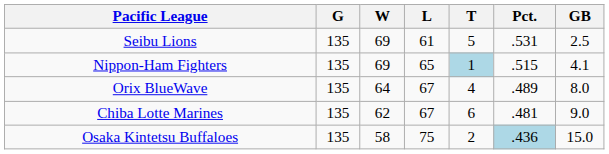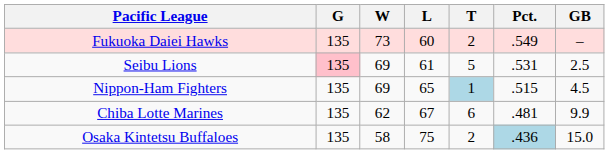+ row: (160, 40)
(338, 40) no background -> (338, 64) pink background
(580, 64) 4.1 -> (580, 88) 4.5
- row: (160, 88)
(580, 112) 9.0 -> (580, 112) 9.9
